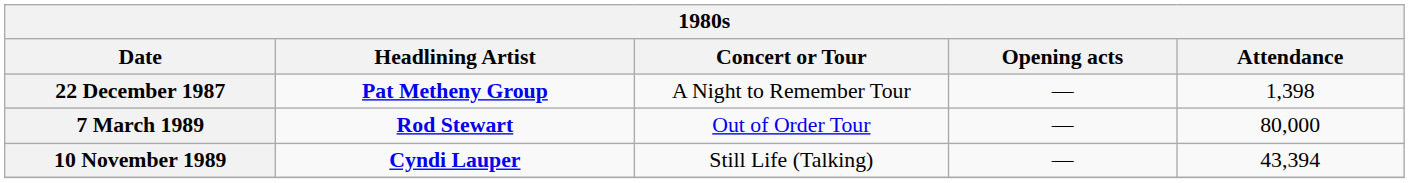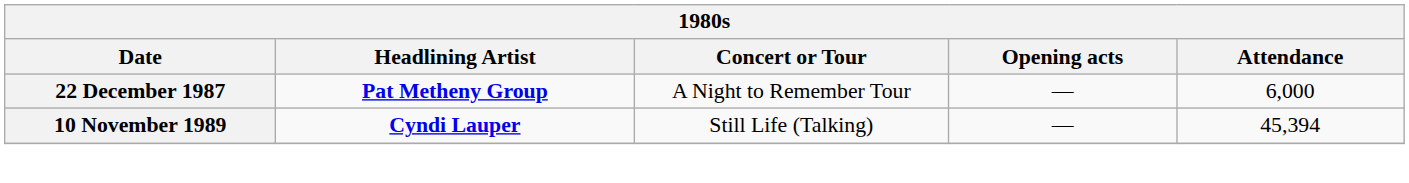(1290, 90) 1,398 -> (1290, 90) 6,000
- row: (140, 125)
(1290, 159) 43,394 -> (1290, 125) 45,394
